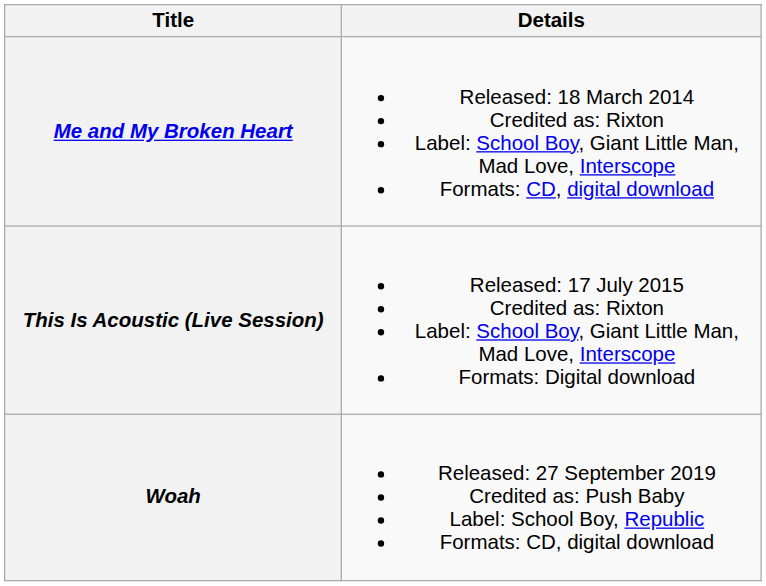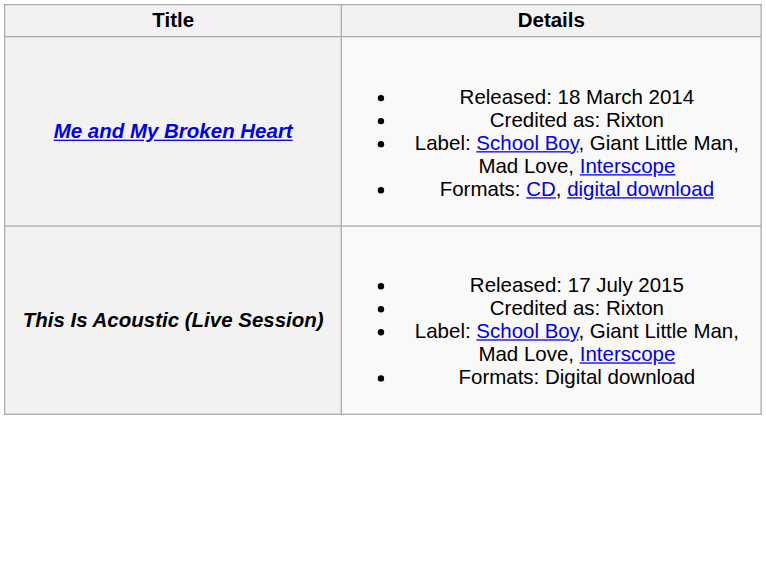- row: (173, 497)
